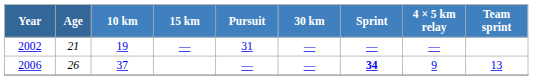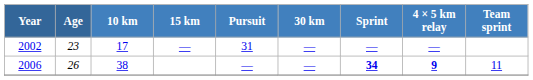(73, 46) 21 -> (73, 46) 23
(122, 46) 19 -> (122, 46) 17
(122, 65) 37 -> (122, 65) 38
(434, 65) normal -> (434, 65) bold
(497, 65) 13 -> (497, 65) 11
